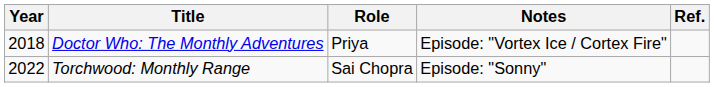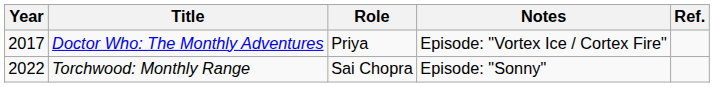(26, 43) 2018 -> (26, 43) 2017
